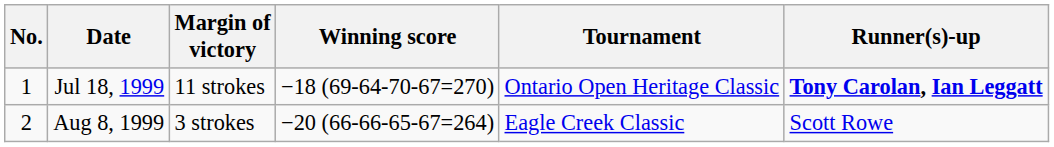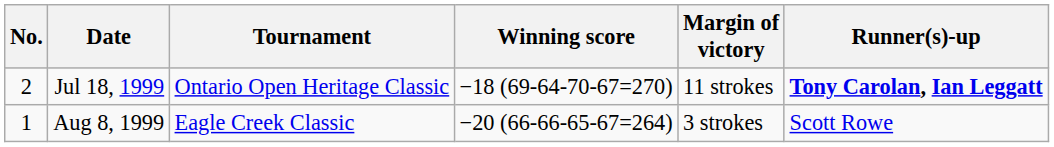columns swapped: (642, 36) <-> (223, 36)
(26, 86) 1 -> (26, 86) 2
(26, 123) 2 -> (26, 123) 1
